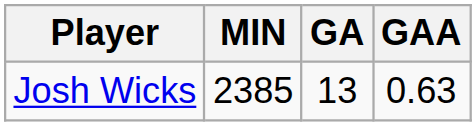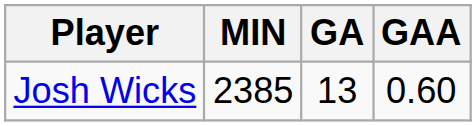(421, 90) 0.63 -> (421, 90) 0.60
